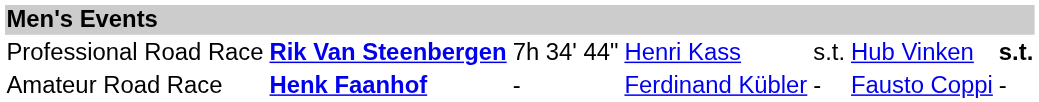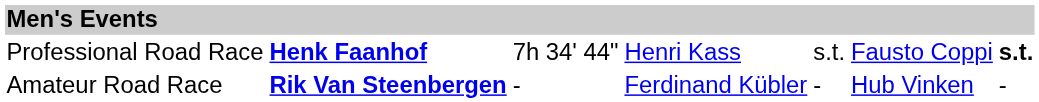(388, 52) Rik Van Steenbergen -> (348, 52) Henk Faanhof
(912, 52) Hub Vinken -> (922, 52) Fausto Coppi
(348, 85) Henk Faanhof -> (388, 85) Rik Van Steenbergen
(922, 85) Fausto Coppi -> (912, 85) Hub Vinken
